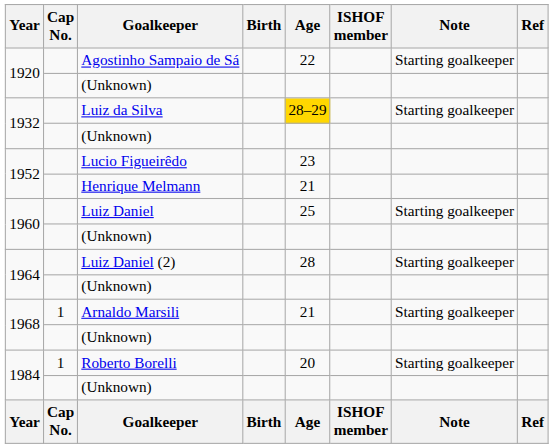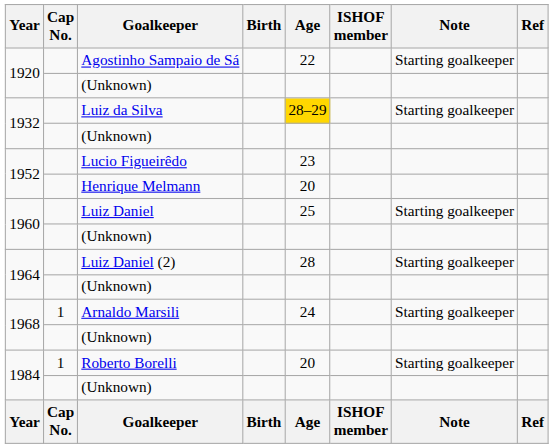(307, 186) 21 -> (307, 186) 20
(307, 312) 21 -> (307, 312) 24
